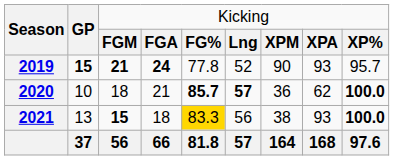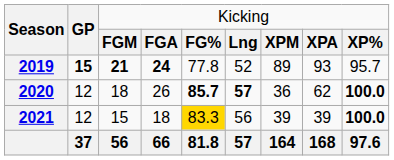(282, 67) 90 -> (282, 67) 89
(83, 92) 10 -> (83, 92) 12
(161, 92) 21 -> (161, 92) 26
(83, 117) 13 -> (83, 117) 12
(120, 117) bold -> (120, 117) normal
(282, 117) 38 -> (282, 117) 39
(322, 117) 93 -> (322, 117) 39
